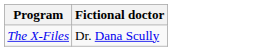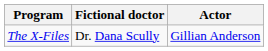+ column: (215, 14)
